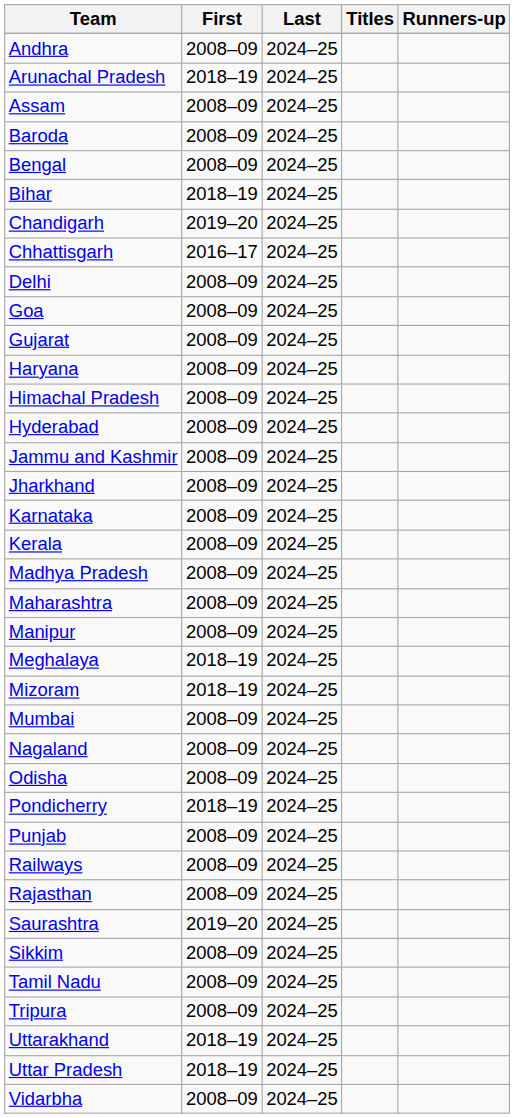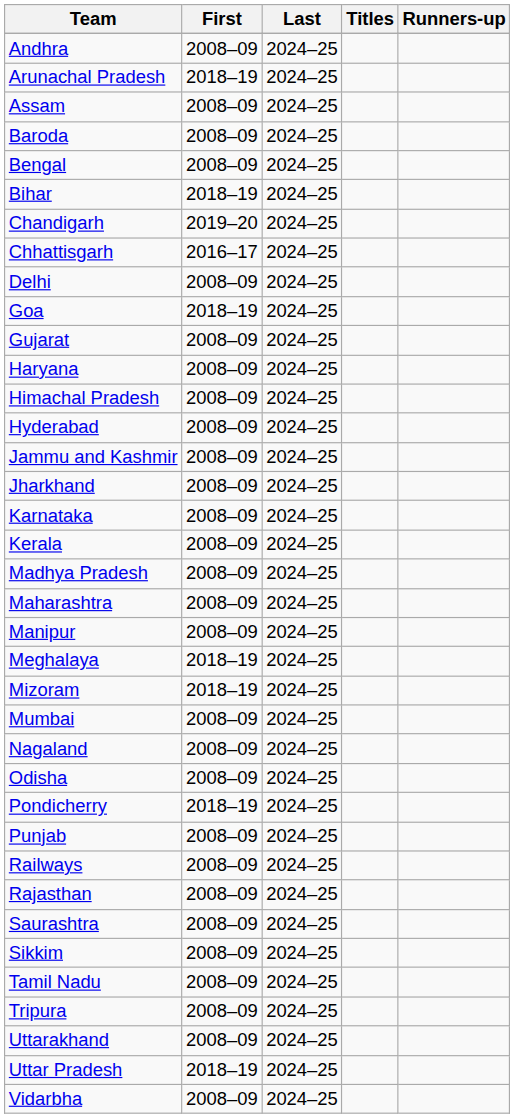(222, 310) 2008–09 -> (222, 310) 2018–19
(222, 923) 2019–20 -> (222, 923) 2008–09
(222, 1040) 2018–19 -> (222, 1040) 2008–09
